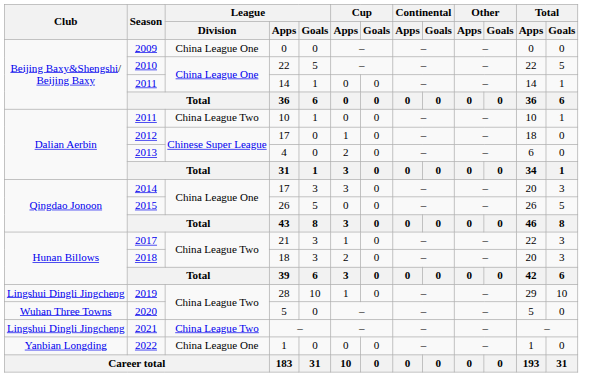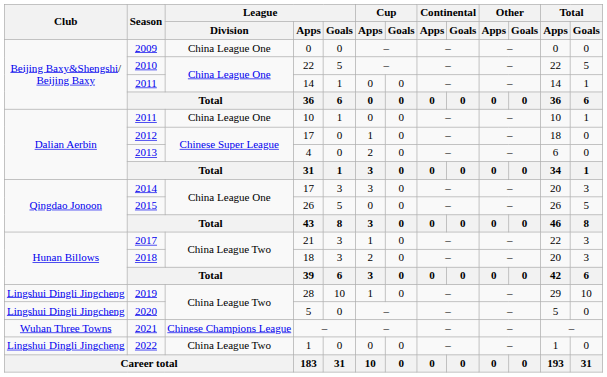(217, 118) China League Two -> (229, 118) China League One
(66, 310) Wuhan Three Towns -> (66, 310) Lingshui Dingli Jingcheng
(66, 328) Lingshui Dingli Jingcheng -> (66, 328) Wuhan Three Towns
(217, 328) China League Two -> (229, 328) Chinese Champions League
(66, 345) Yanbian Longding -> (66, 345) Lingshui Dingli Jingcheng
(217, 345) China League One -> (229, 345) China League Two
